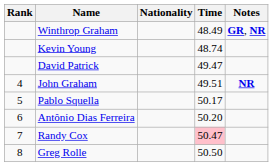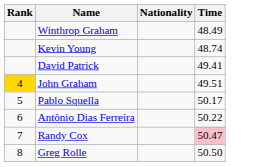- column: (247, 13)
(210, 65) 49.47 -> (210, 65) 49.41
(20, 83) no background -> (20, 83) gold background
(210, 118) 50.20 -> (210, 118) 50.22
